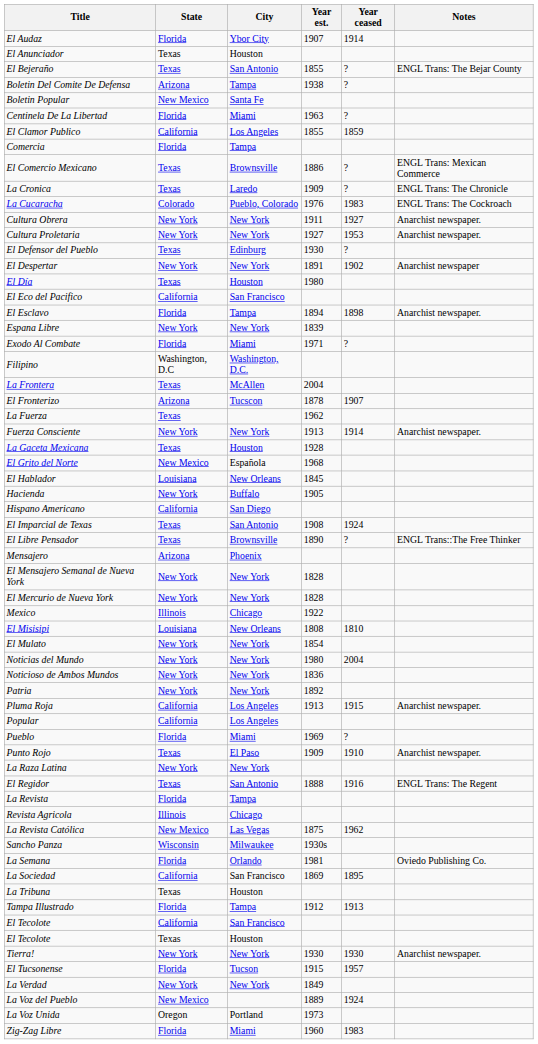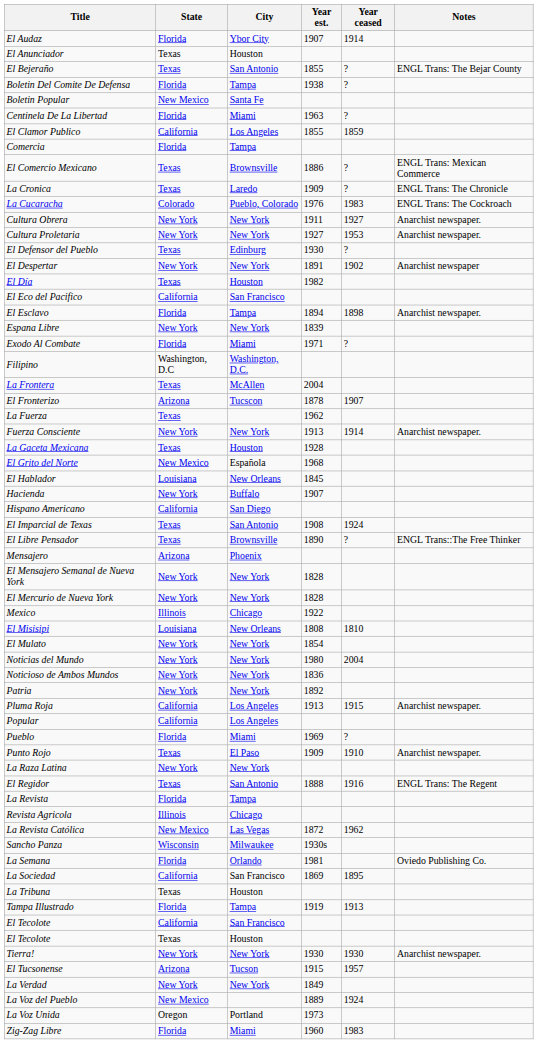(174, 85) Arizona -> (172, 85) Florida
(314, 281) 1980 -> (314, 281) 1982
(314, 494) 1905 -> (314, 494) 1907
(314, 830) 1875 -> (314, 830) 1872
(314, 907) 1912 -> (314, 907) 1919
(172, 969) Florida -> (174, 969) Arizona
